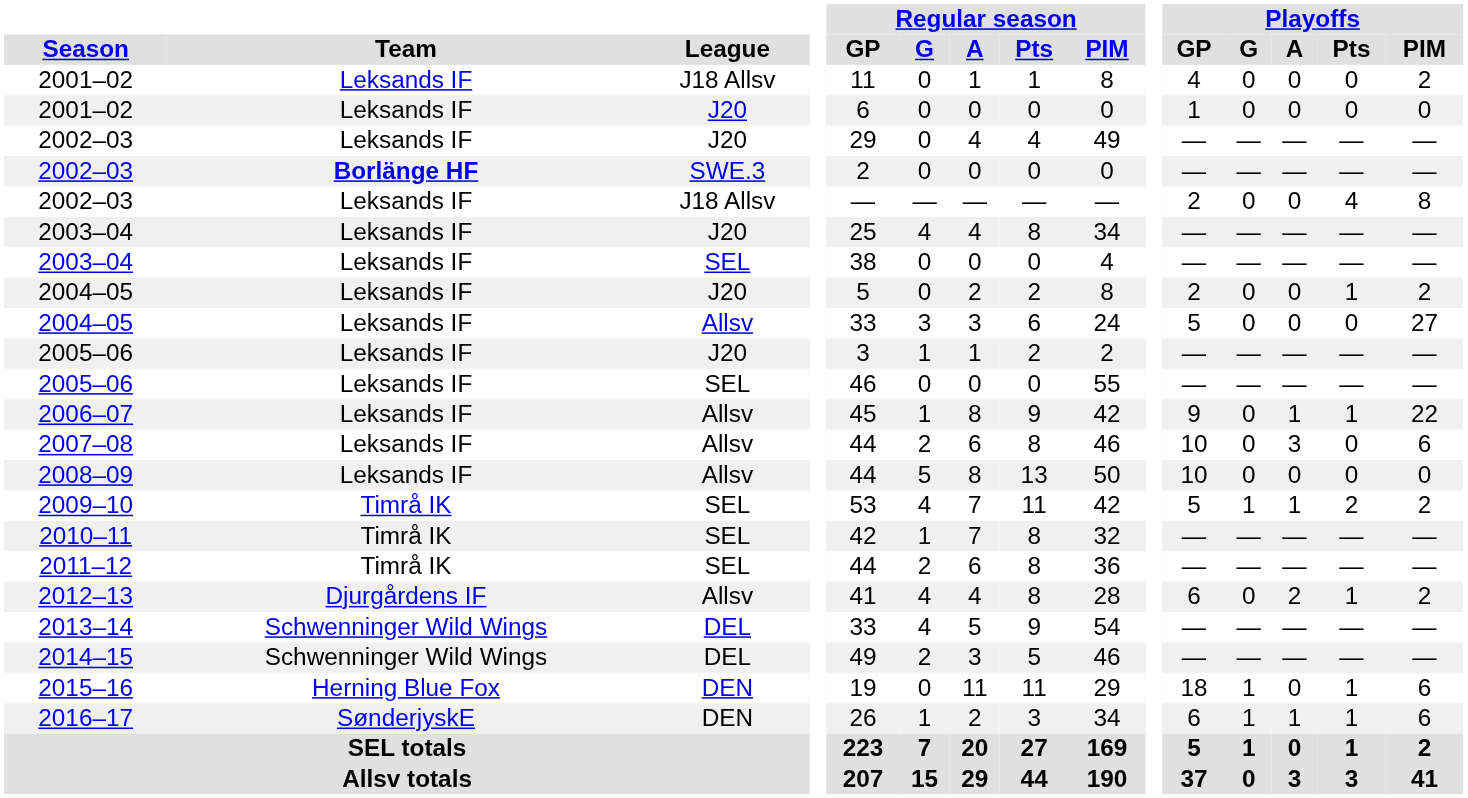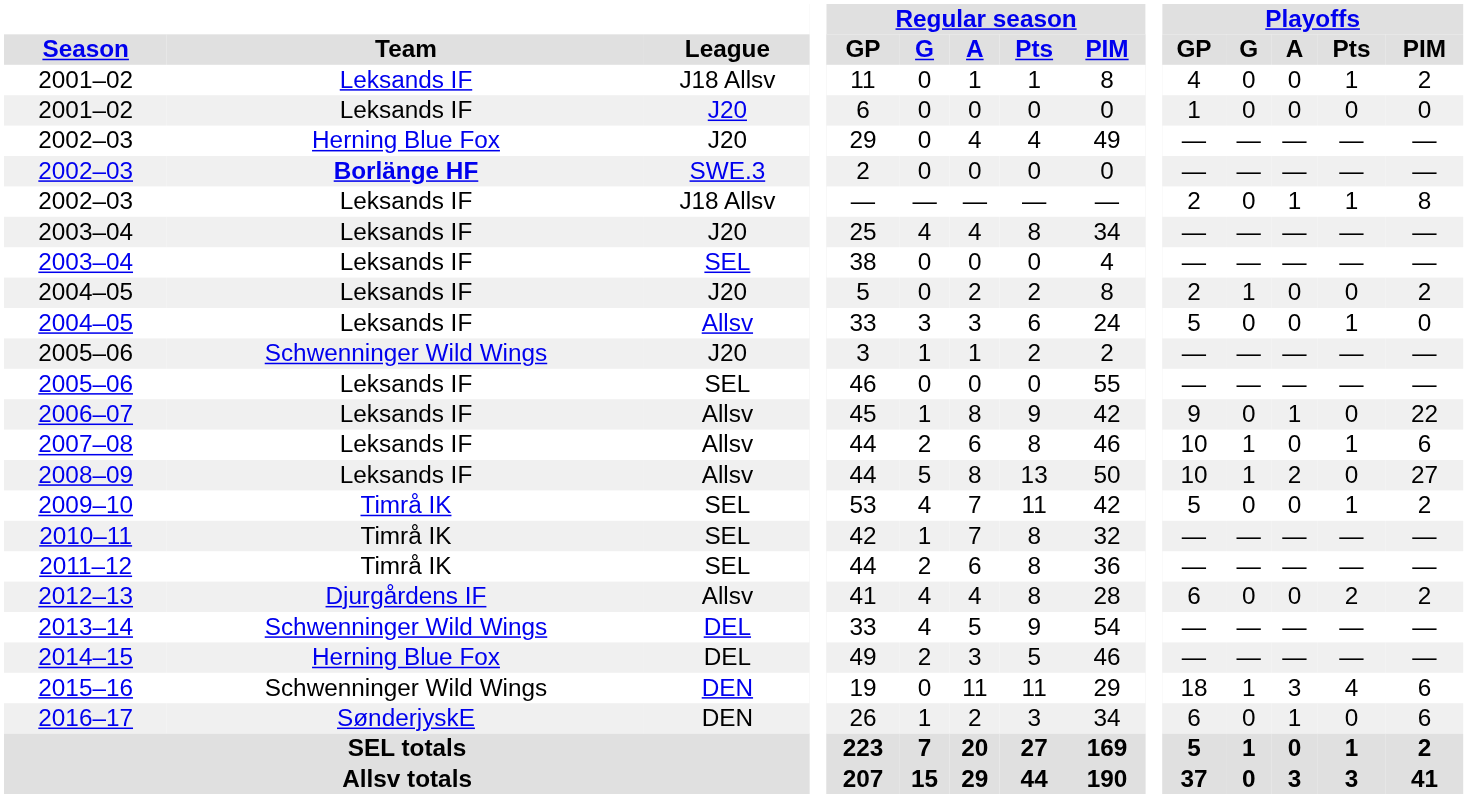(1352, 79) 0 -> (1352, 79) 1
(406, 140) Leksands IF -> (406, 140) Herning Blue Fox
(1294, 201) 0 -> (1294, 201) 1
(1352, 201) 4 -> (1352, 201) 1
(1249, 292) 0 -> (1249, 292) 1
(1352, 292) 1 -> (1352, 292) 0
(1352, 322) 0 -> (1352, 322) 1
(1424, 322) 27 -> (1424, 322) 0
(406, 353) Leksands IF -> (406, 353) Schwenninger Wild Wings
(1352, 414) 1 -> (1352, 414) 0
(1249, 444) 0 -> (1249, 444) 1
(1294, 444) 3 -> (1294, 444) 0
(1352, 444) 0 -> (1352, 444) 1
(1249, 474) 0 -> (1249, 474) 1
(1294, 474) 0 -> (1294, 474) 2
(1424, 474) 0 -> (1424, 474) 27
(1249, 505) 1 -> (1249, 505) 0
(1294, 505) 1 -> (1294, 505) 0
(1352, 505) 2 -> (1352, 505) 1
(1294, 596) 2 -> (1294, 596) 0
(1352, 596) 1 -> (1352, 596) 2
(406, 657) Schwenninger Wild Wings -> (406, 657) Herning Blue Fox
(406, 687) Herning Blue Fox -> (406, 687) Schwenninger Wild Wings
(1294, 687) 0 -> (1294, 687) 3
(1352, 687) 1 -> (1352, 687) 4
(1249, 718) 1 -> (1249, 718) 0
(1352, 718) 1 -> (1352, 718) 0
